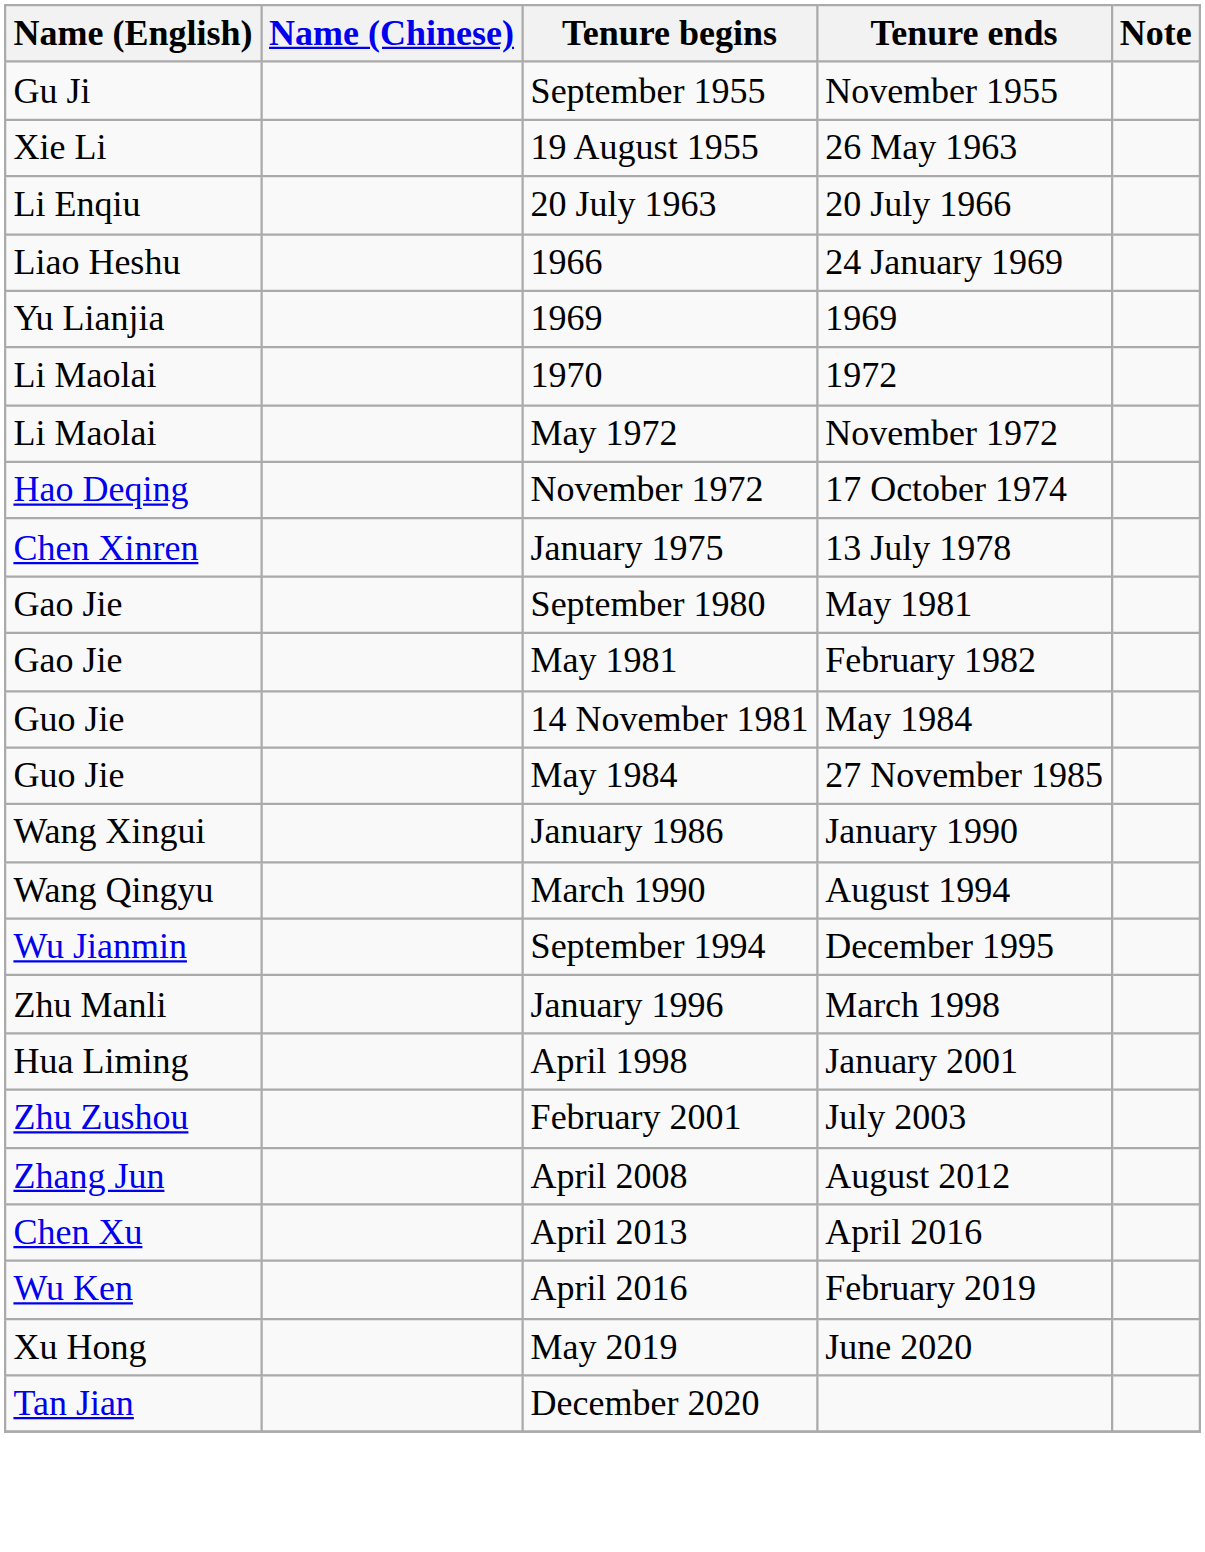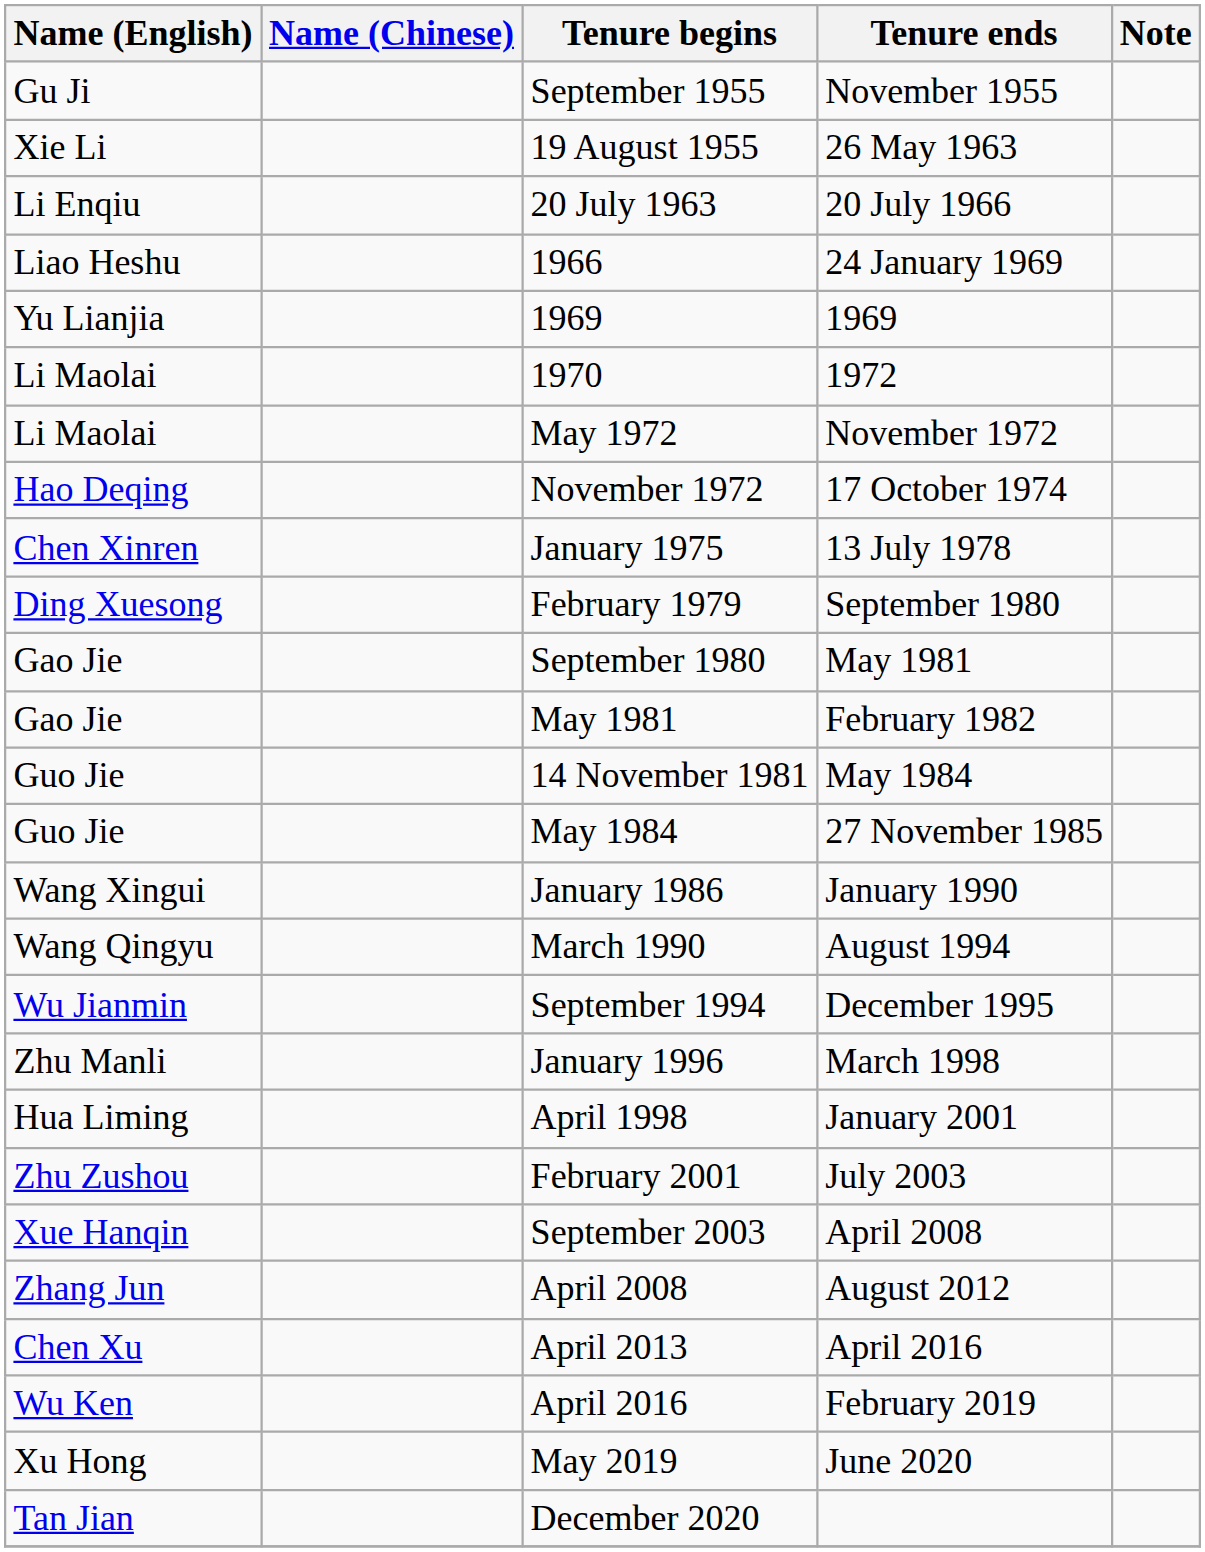+ row: (636, 603)
+ row: (648, 1232)
